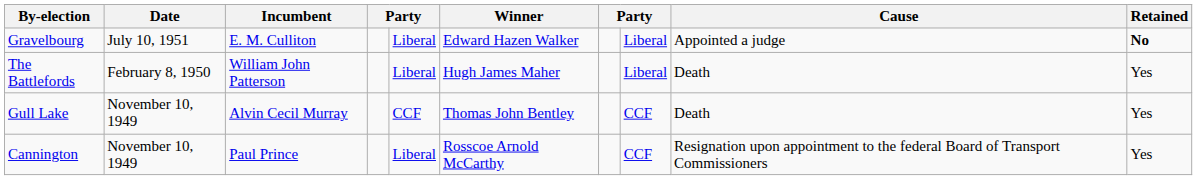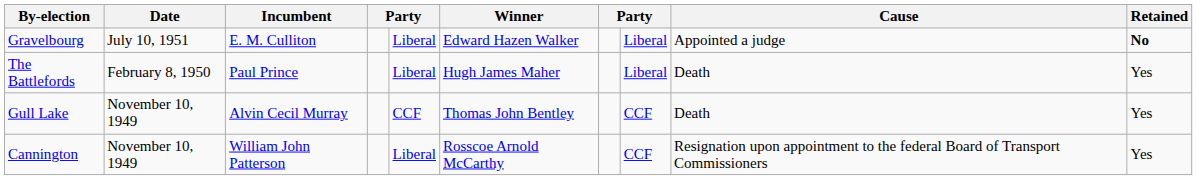(270, 72) William John Patterson -> (264, 72) Paul Prince
(264, 154) Paul Prince -> (270, 154) William John Patterson
